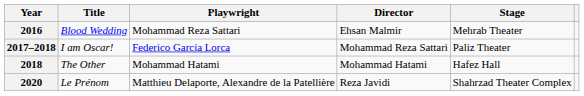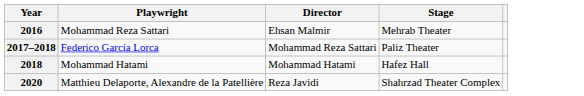- column: (94, 13)
